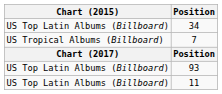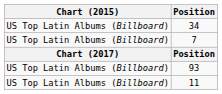(85, 40) US Tropical Albums (Billboard) -> (88, 40) US Top Latin Albums (Billboard)
